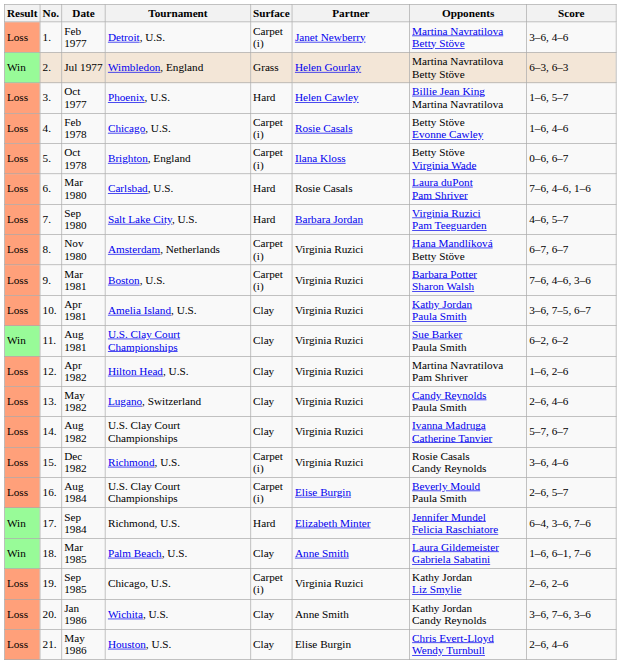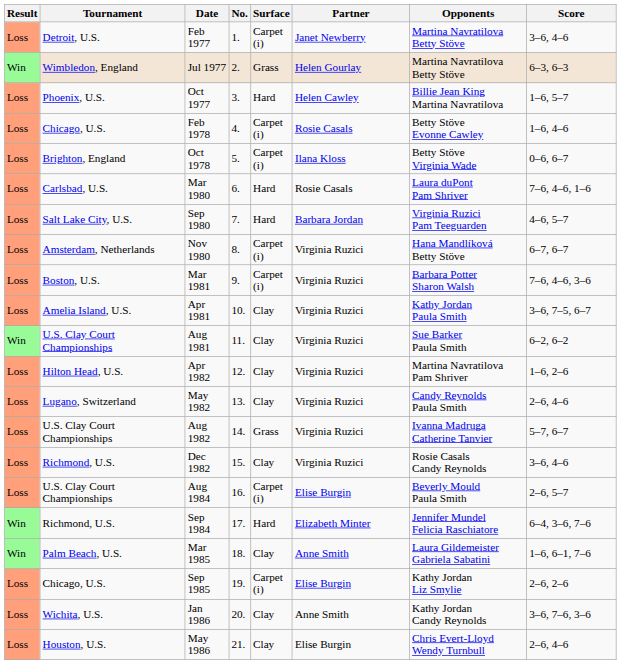columns swapped: (51, 13) <-> (178, 13)
(264, 432) Clay -> (266, 432) Grass
(268, 462) Carpet (i) -> (264, 462) Clay
(329, 583) Virginia Ruzici -> (323, 583) Elise Burgin
